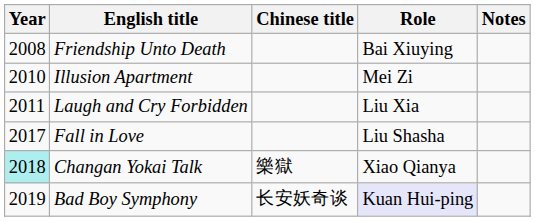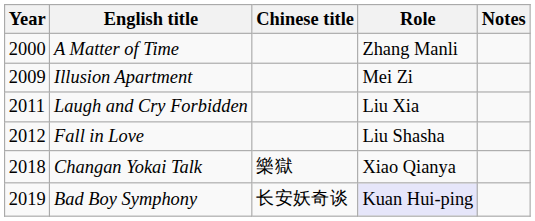+ row: (117, 48)
- row: (140, 48)
(27, 77) 2010 -> (27, 77) 2009
(27, 135) 2017 -> (27, 135) 2012
(27, 166) paleturquoise background -> (27, 166) no background
